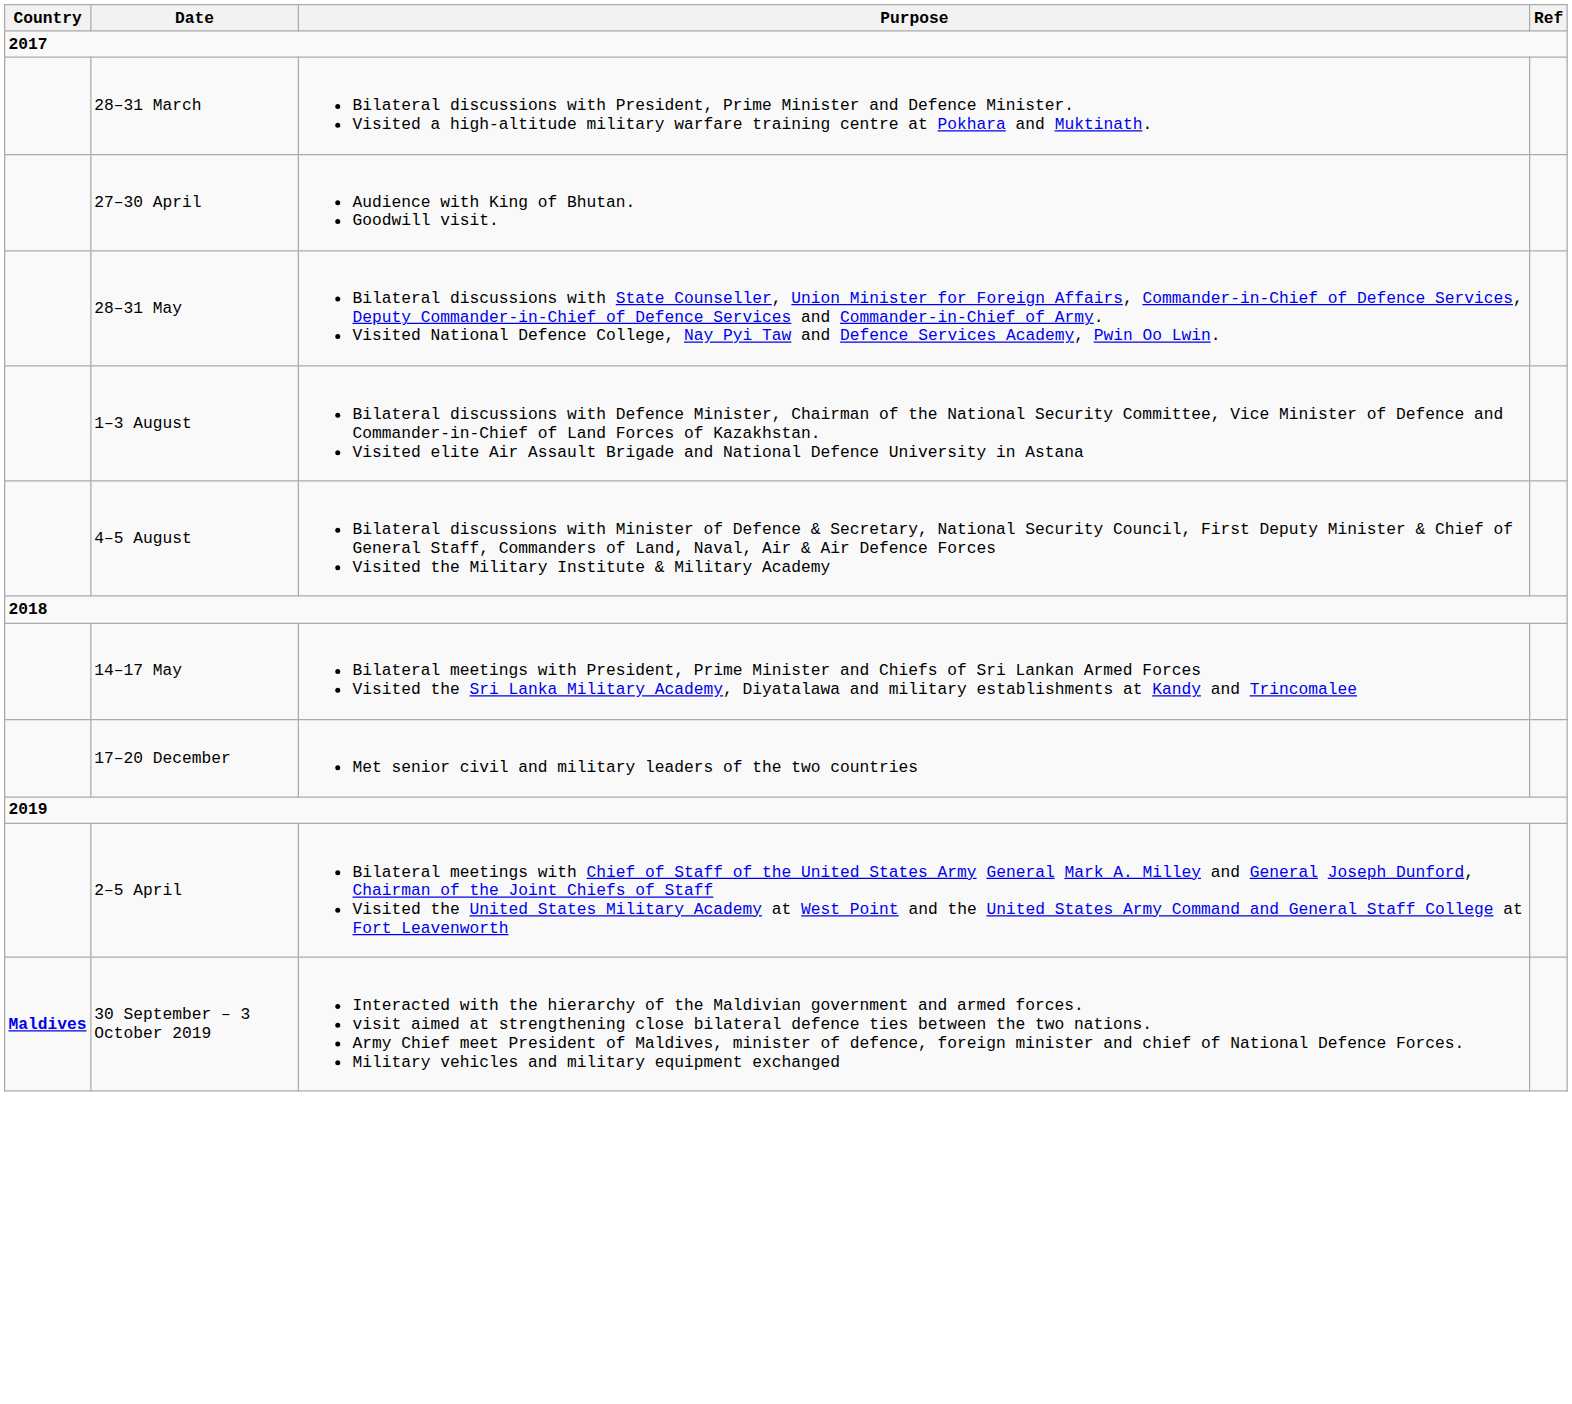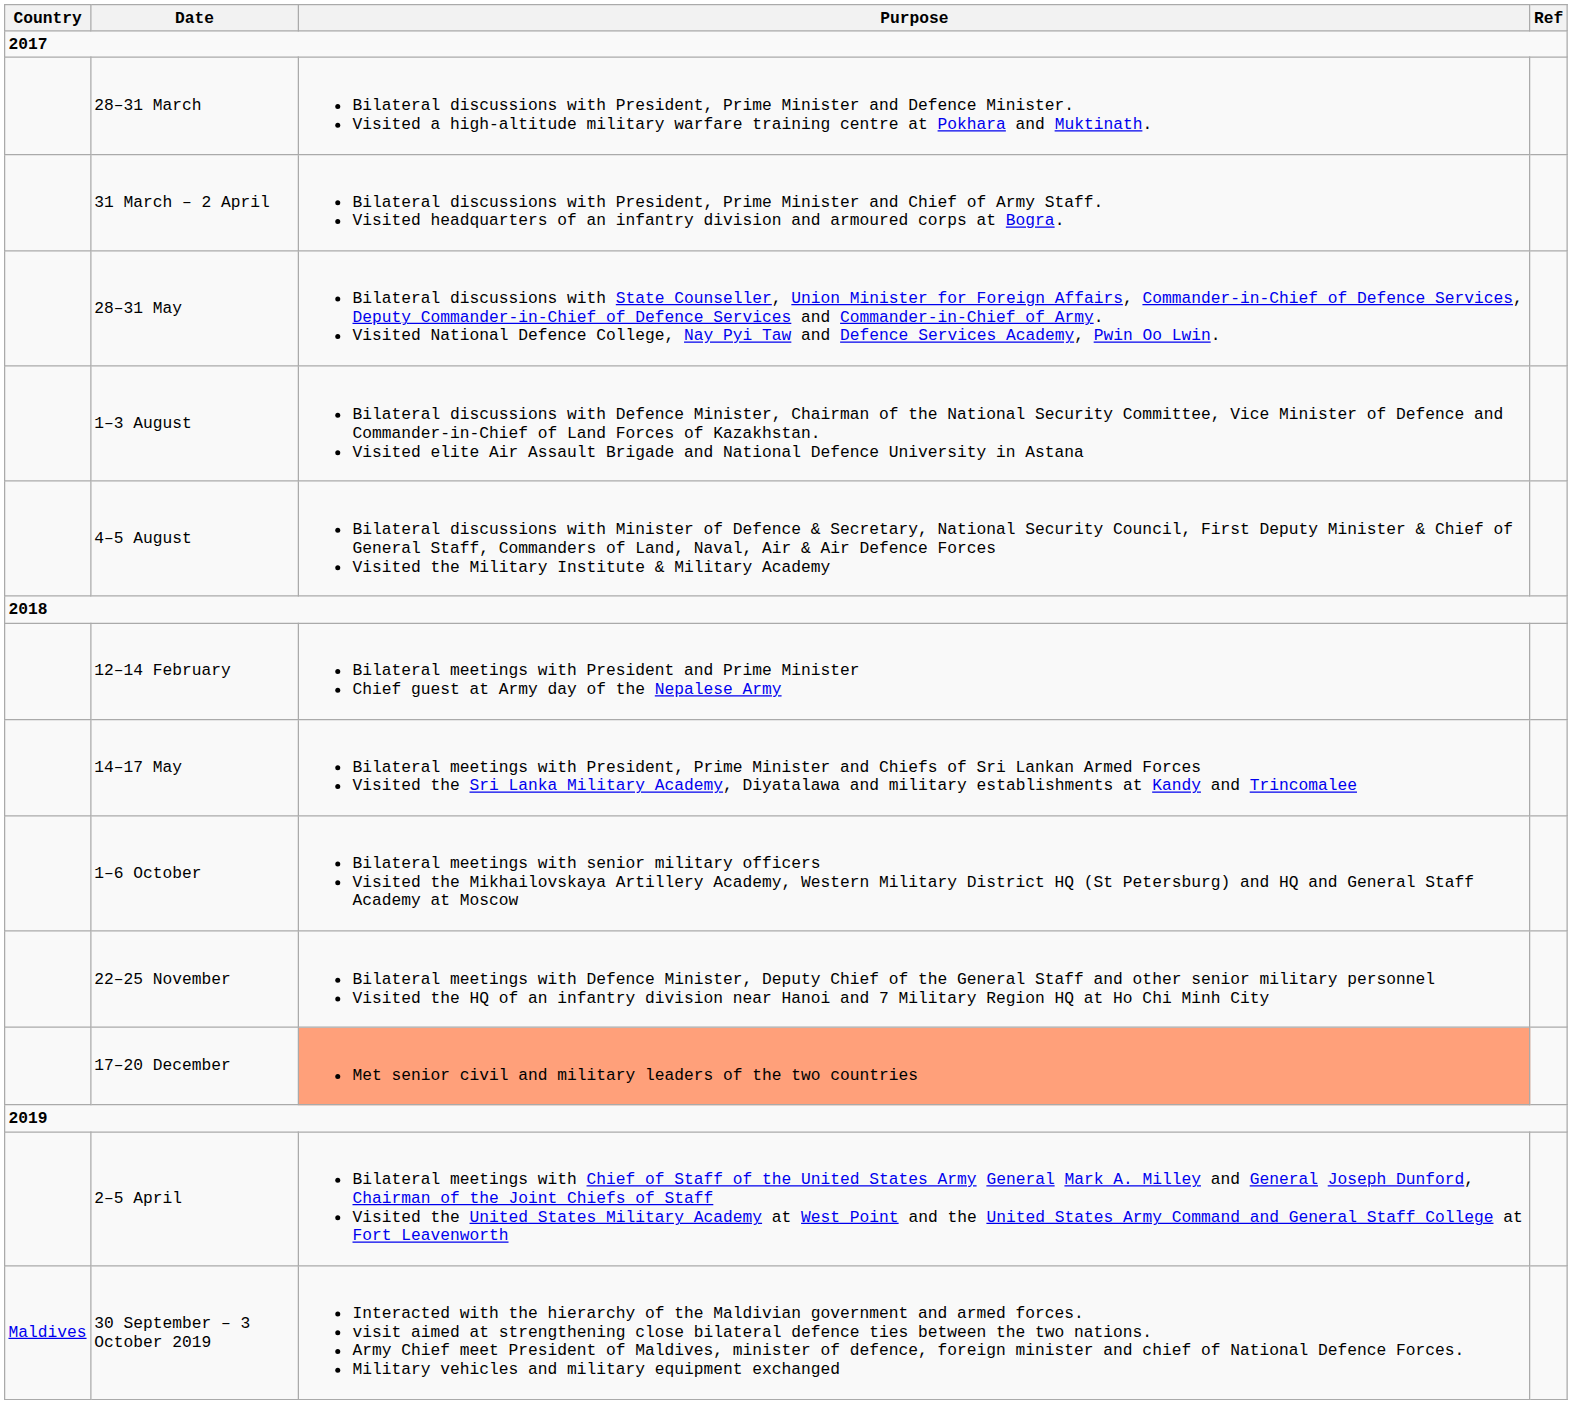+ row: (182, 202)
- row: (148, 202)
+ row: (163, 671)
+ row: (148, 873)
+ row: (163, 979)
(914, 767) no background -> (914, 1076) lightsalmon background
(48, 1024) bold -> (48, 1333) normal
